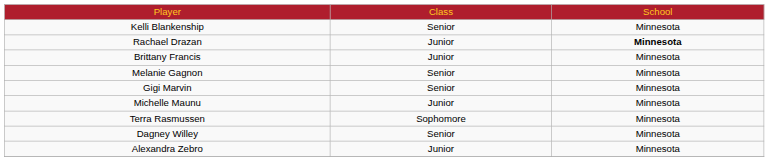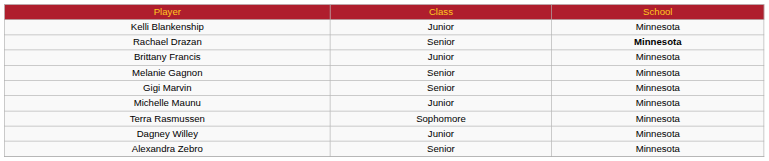(441, 27) Senior -> (441, 27) Junior
(441, 42) Junior -> (441, 42) Senior
(441, 133) Senior -> (441, 133) Junior
(441, 149) Junior -> (441, 149) Senior
